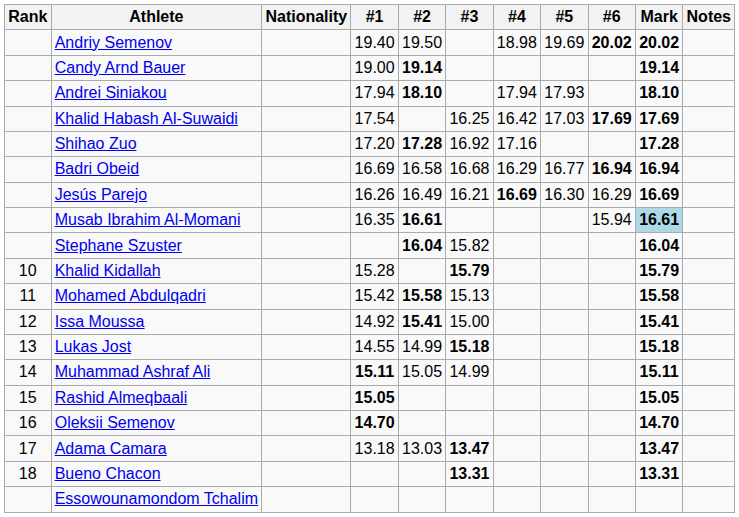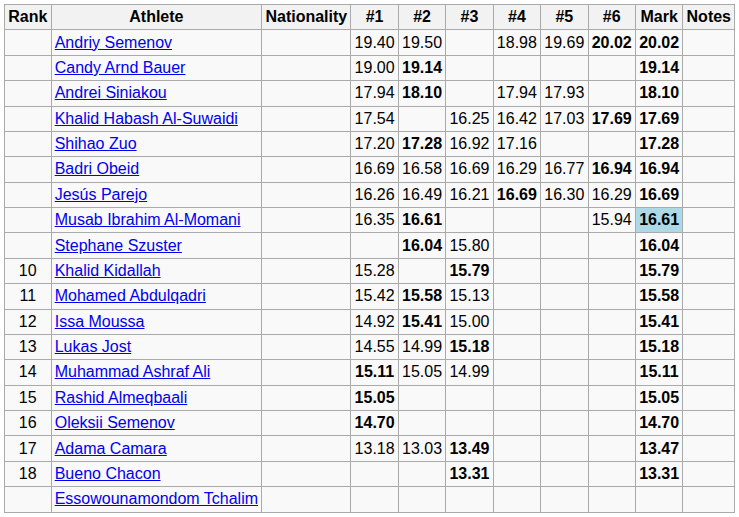(469, 169) 16.68 -> (469, 169) 16.69
(469, 245) 15.82 -> (469, 245) 15.80
(469, 448) 13.47 -> (469, 448) 13.49
